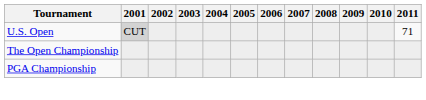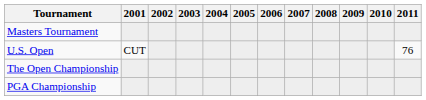+ row: (52, 32)
(135, 32) lightgrey background -> (135, 50) no background
(408, 32) 71 -> (408, 50) 76
